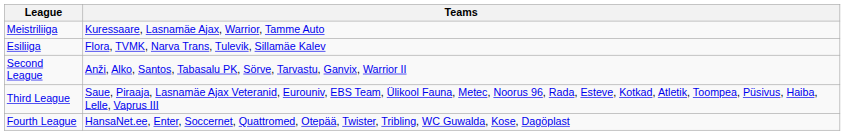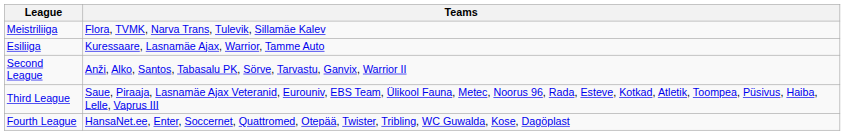(205, 30) Kuressaare, Lasnamäe Ajax, Warrior, Tamme Auto -> (205, 30) Flora, TVMK, Narva Trans, Tulevik, Sillamäe Kalev
(205, 47) Flora, TVMK, Narva Trans, Tulevik, Sillamäe Kalev -> (205, 47) Kuressaare, Lasnamäe Ajax, Warrior, Tamme Auto
